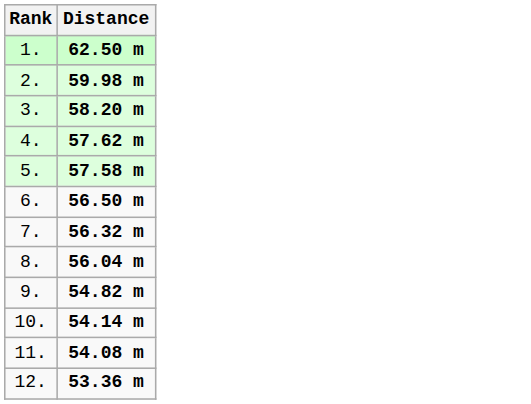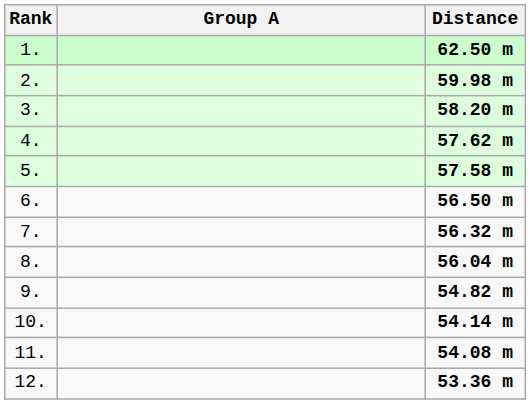+ column: (241, 20)
